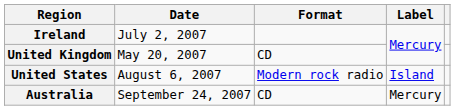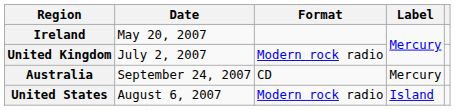(162, 35) July 2, 2007 -> (162, 35) May 20, 2007
(162, 55) May 20, 2007 -> (162, 55) July 2, 2007
(265, 55) CD -> (320, 55) Modern rock radio
rows swapped: (59, 75) <-> (59, 95)
